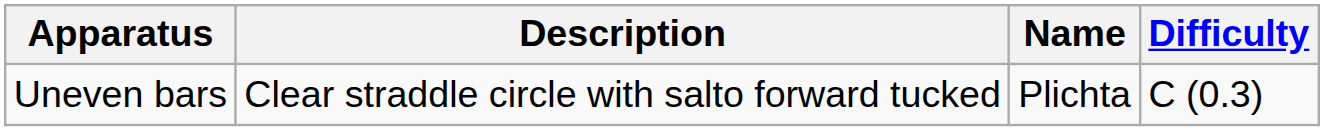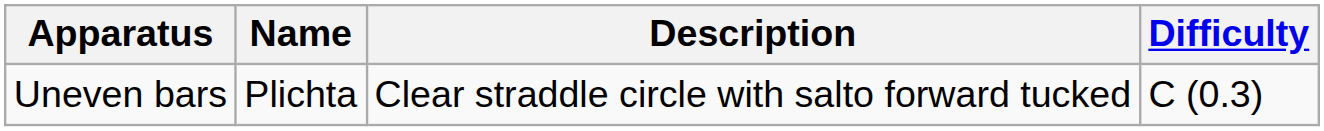columns swapped: (1075, 34) <-> (623, 34)
